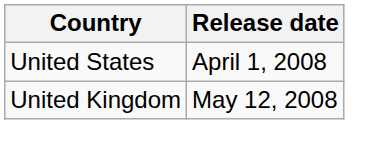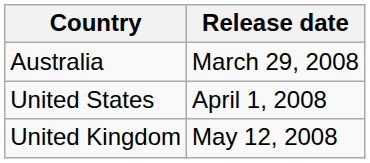+ row: (57, 61)
